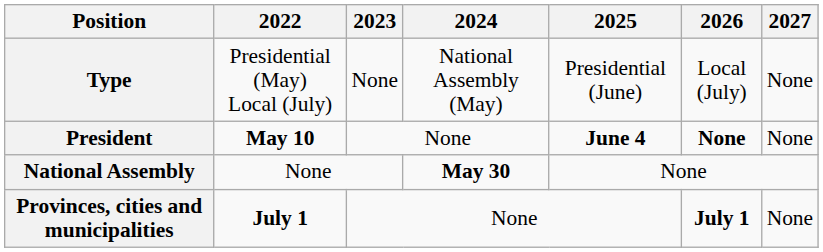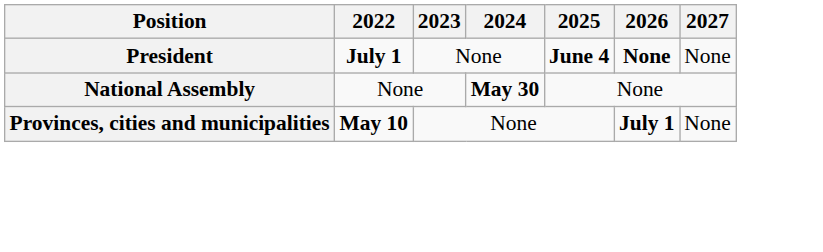- row: (109, 79)
(280, 137) May 10 -> (374, 55) July 1
(280, 217) July 1 -> (374, 123) May 10
